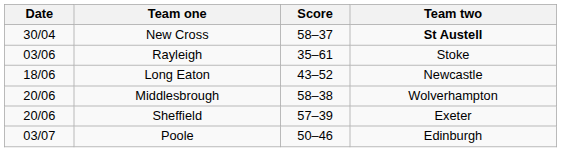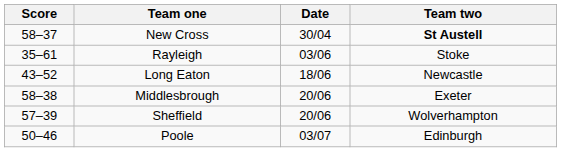columns swapped: (39, 14) <-> (315, 14)
(453, 95) Wolverhampton -> (453, 95) Exeter
(453, 116) Exeter -> (453, 116) Wolverhampton
